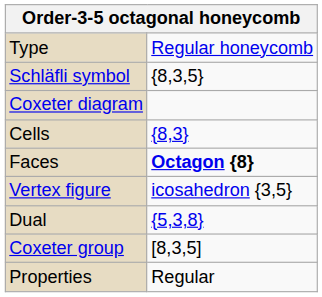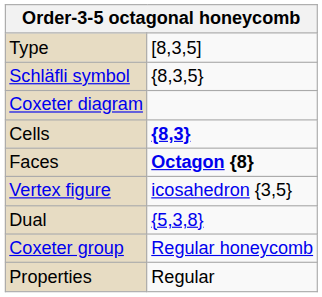(232, 47) Regular honeycomb -> (176, 47) [8,3,5]
(170, 133) normal -> (171, 133) bold
(176, 248) [8,3,5] -> (232, 248) Regular honeycomb
